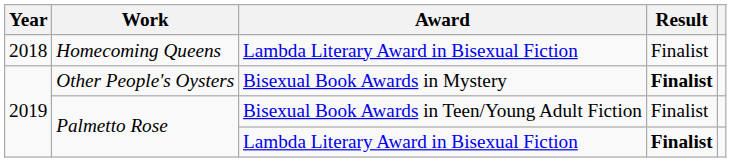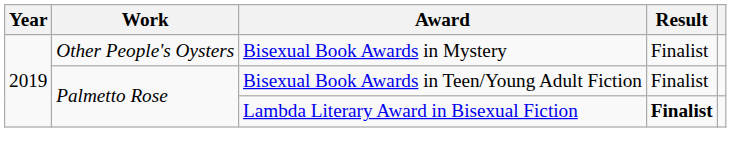- row: (139, 50)
(682, 80) bold -> (680, 50) normal
